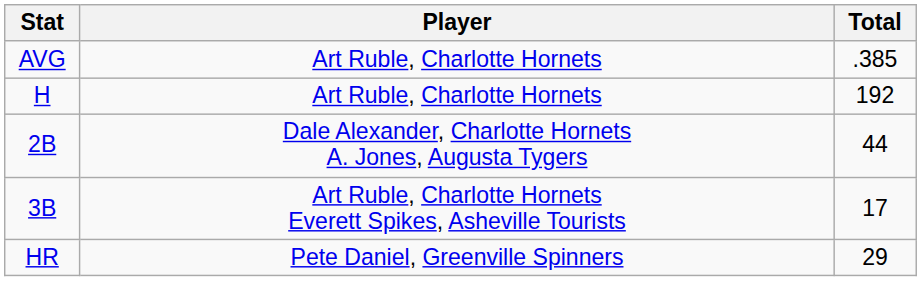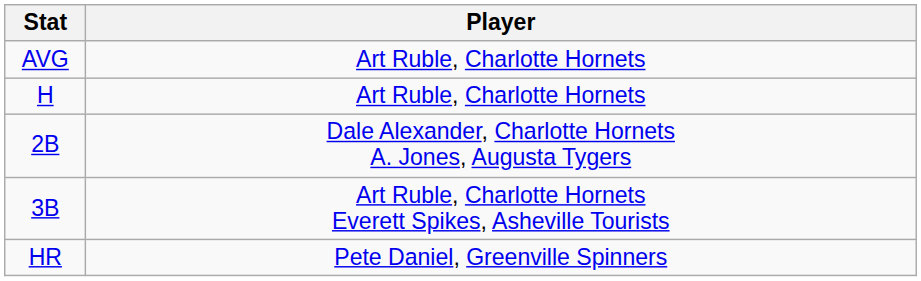- column: (875, 22)
